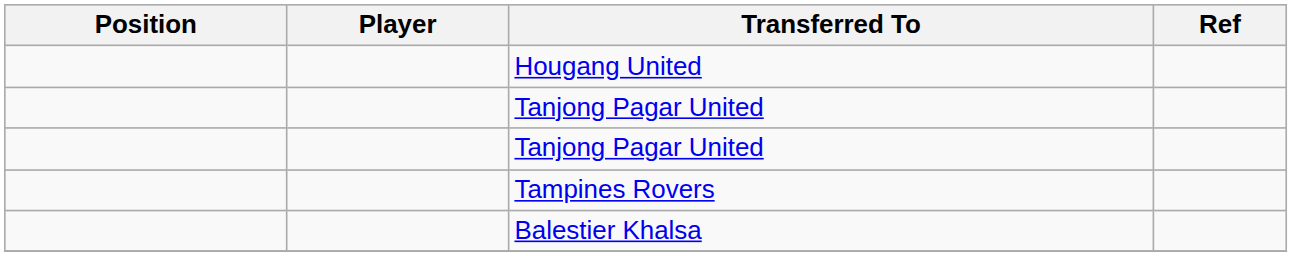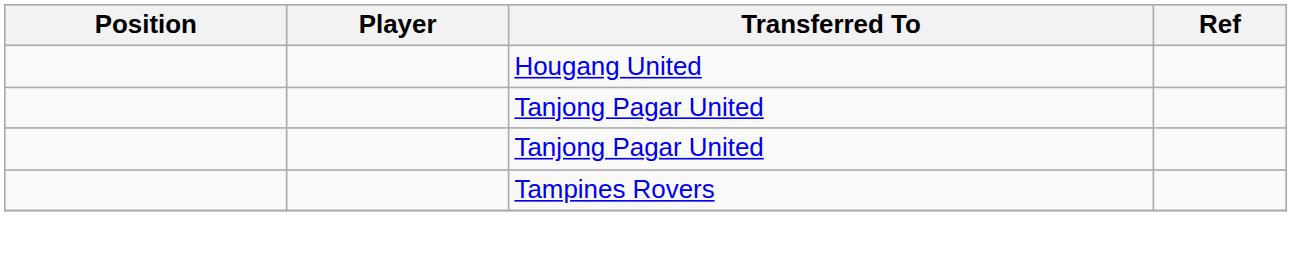- row: (146, 231)
